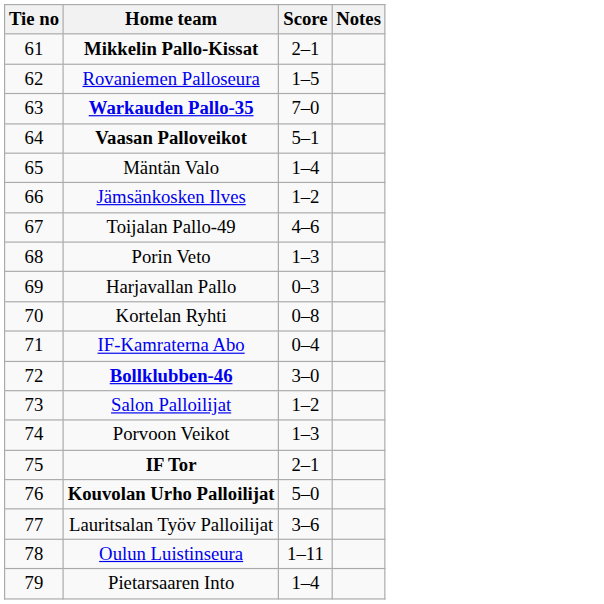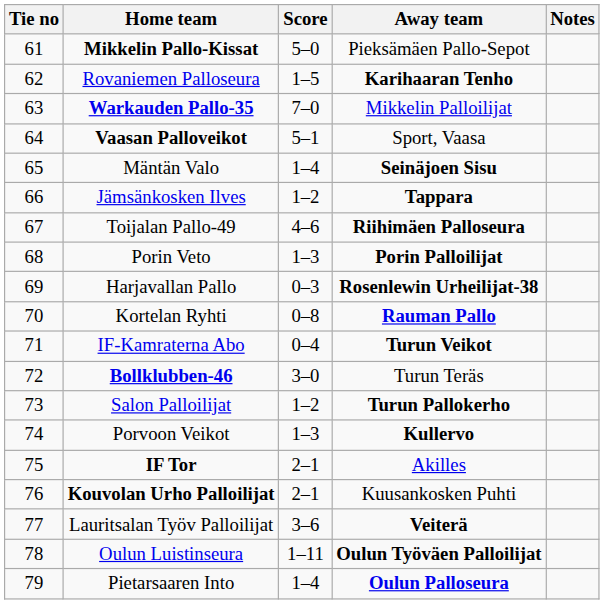+ column: (439, 19)
(305, 49) 2–1 -> (305, 49) 5–0
(305, 494) 5–0 -> (305, 494) 2–1
